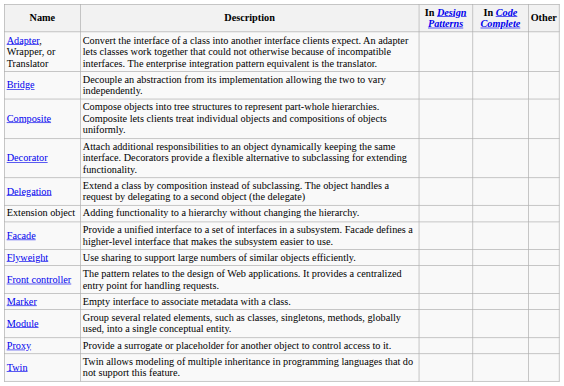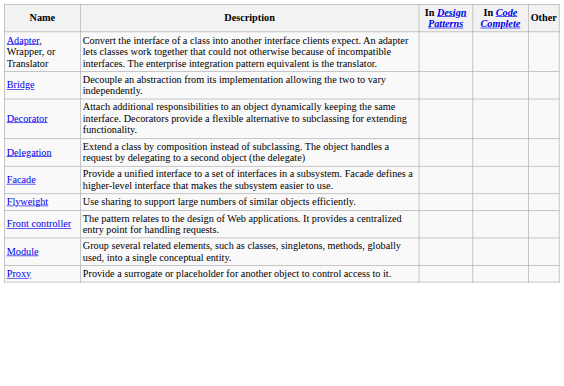- row: (29, 118)
- row: (41, 213)
- row: (22, 301)
- row: (17, 367)
